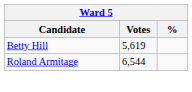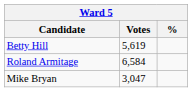(134, 62) 6,544 -> (134, 62) 6,584
+ row: (32, 78)
